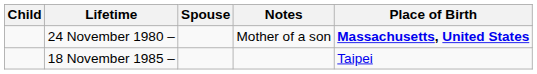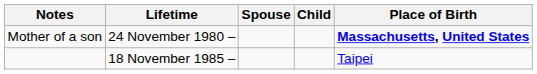columns swapped: (25, 15) <-> (284, 15)
